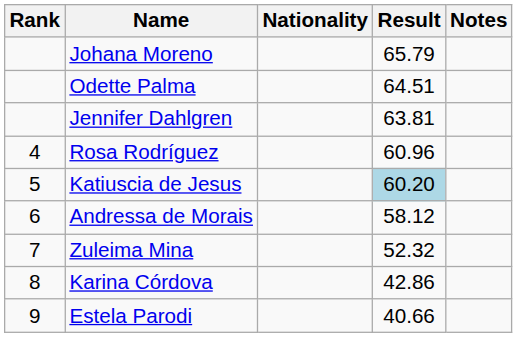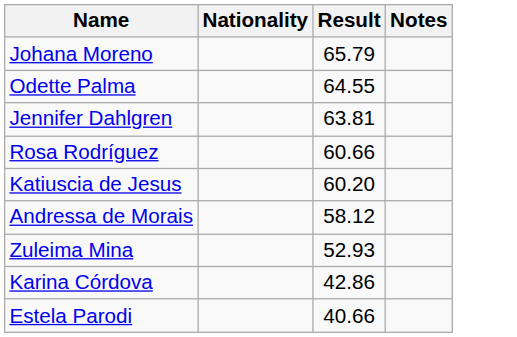- column: (35, 20)
(409, 86) 64.51 -> (349, 86) 64.55
(409, 151) 60.96 -> (349, 151) 60.66
(409, 184) lightblue background -> (349, 184) no background
(409, 250) 52.32 -> (349, 250) 52.93
